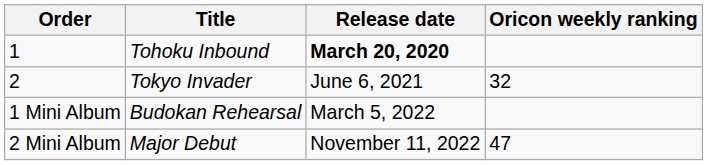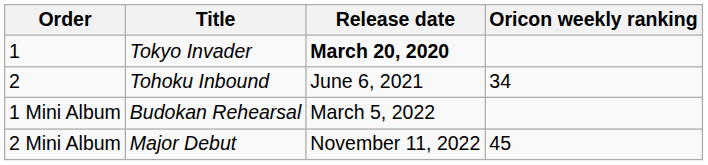(200, 50) Tohoku Inbound -> (191, 50) Tokyo Invader
(191, 81) Tokyo Invader -> (200, 81) Tohoku Inbound
(500, 81) 32 -> (500, 81) 34
(500, 143) 47 -> (500, 143) 45
